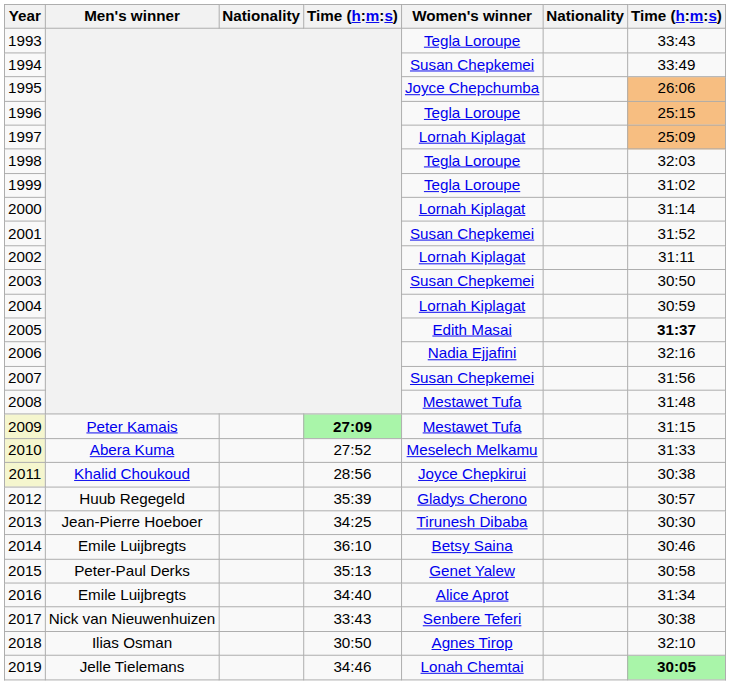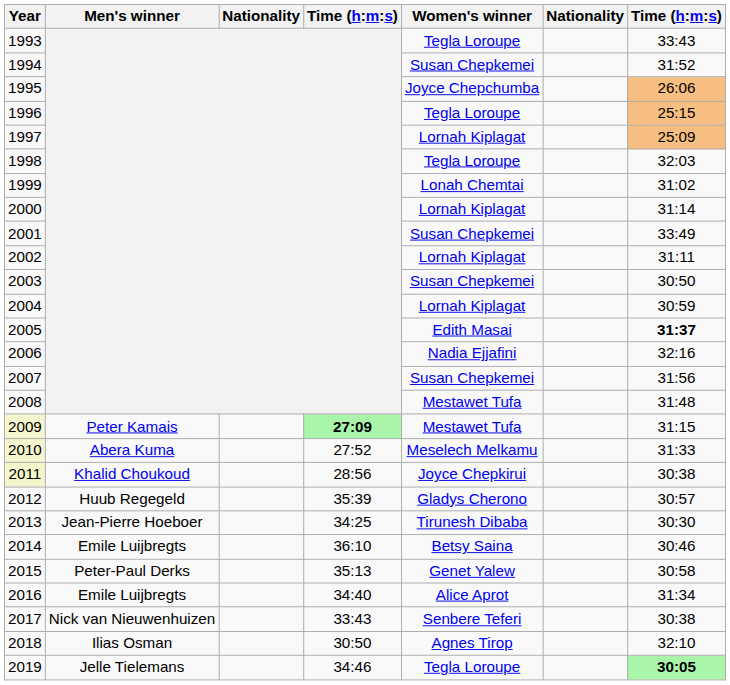(676, 64) 33:49 -> (676, 64) 31:52
(472, 185) Tegla Loroupe -> (472, 185) Lonah Chemtai
(676, 233) 31:52 -> (676, 233) 33:49
(472, 667) Lonah Chemtai -> (472, 667) Tegla Loroupe
